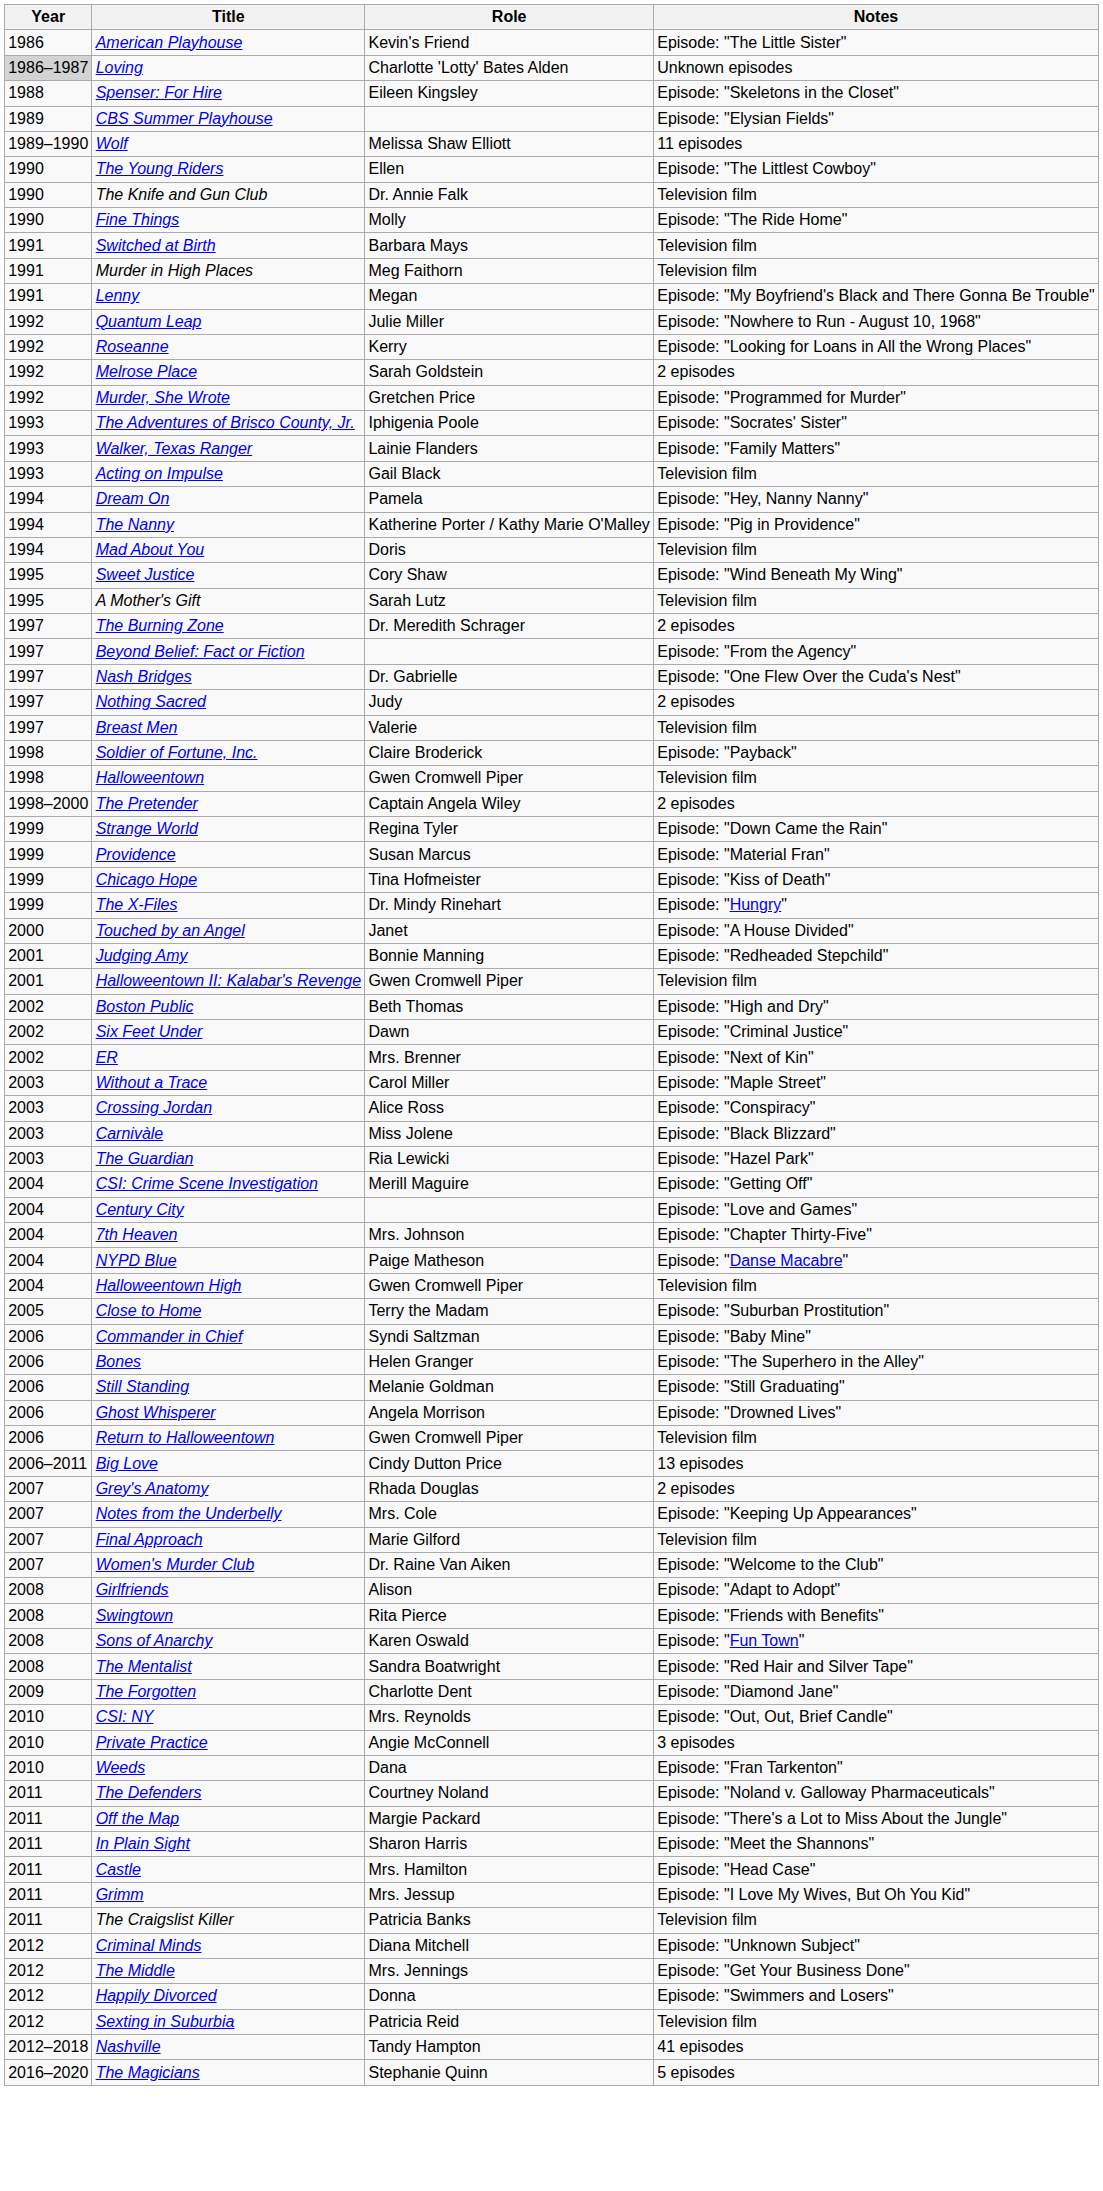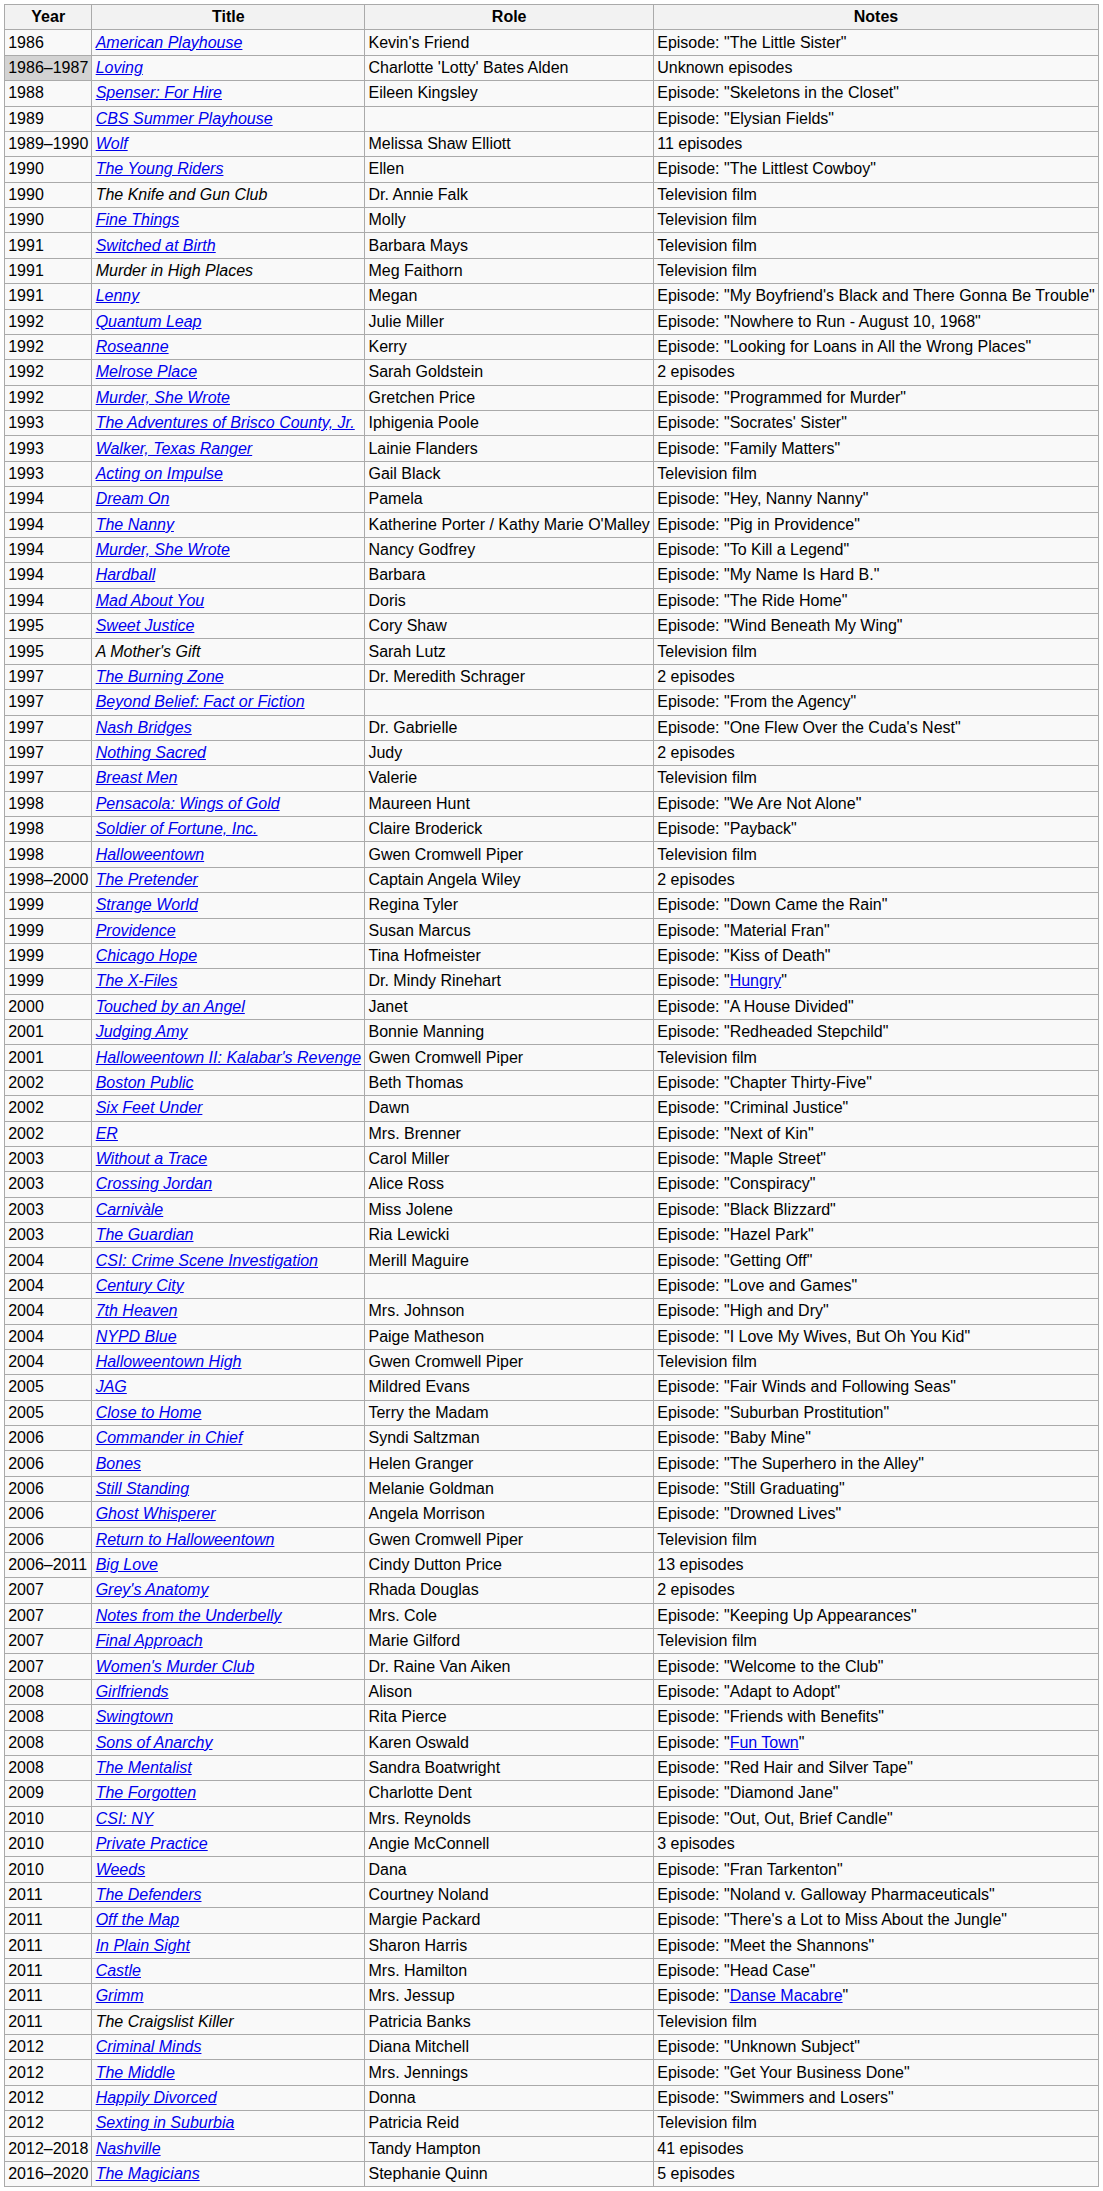(752, 220) Episode: "The Ride Home" -> (707, 220) Television film
+ row: (163, 550)
+ row: (125, 575)
(707, 550) Television film -> (752, 600) Episode: "The Ride Home"
+ row: (188, 803)
(743, 1006) Episode: "High and Dry" -> (765, 1082) Episode: "Chapter Thirty-Five"
(765, 1235) Episode: "Chapter Thirty-Five" -> (743, 1311) Episode: "High and Dry"
(753, 1260) Episode: "Danse Macabre" -> (814, 1336) Episode: "I Love My Wives, But Oh You Kid"
+ row: (111, 1387)
(814, 1894) Episode: "I Love My Wives, But Oh You Kid" -> (753, 1996) Episode: "Danse Macabre"
